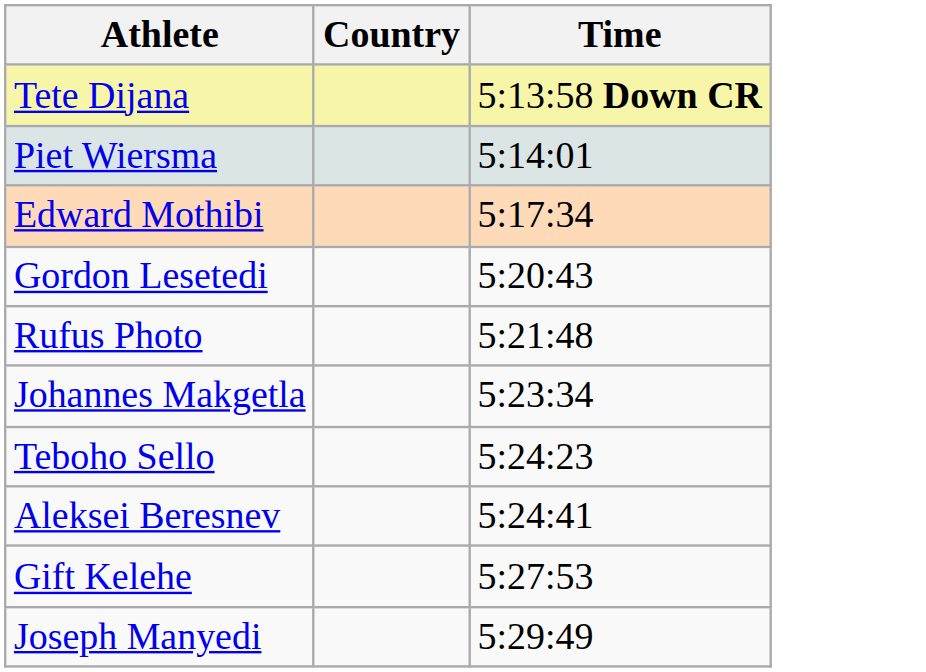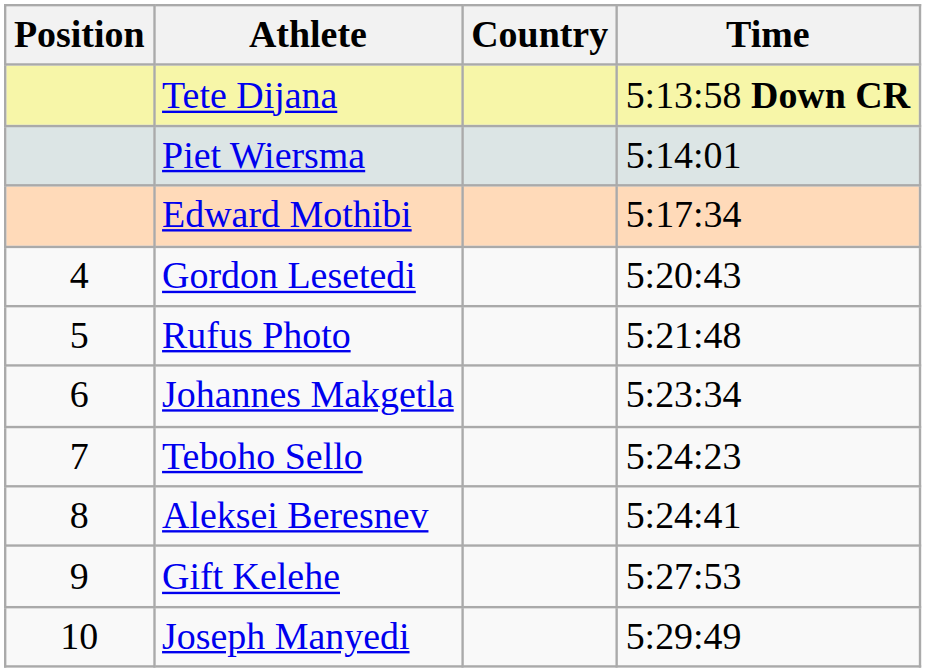+ column: (79, 34)
